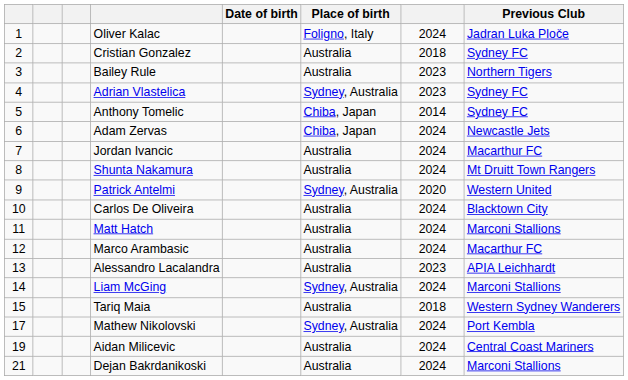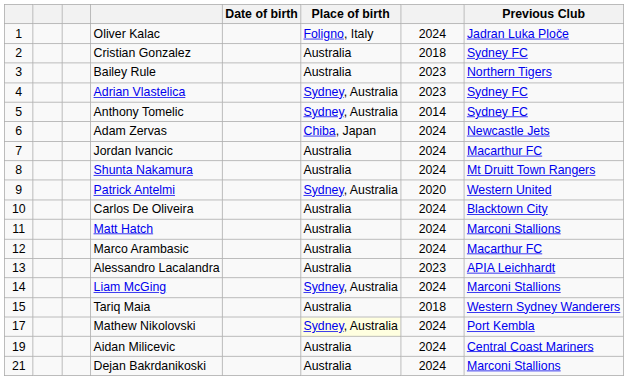(340, 111) Chiba, Japan -> (351, 111) Sydney, Australia
(351, 326) no background -> (351, 326) lightyellow background
